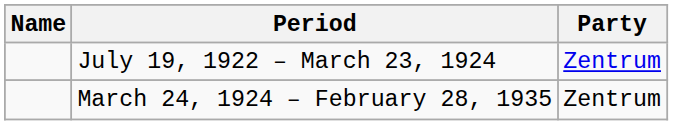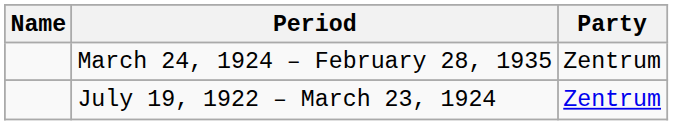rows swapped: (287, 62) <-> (315, 100)
